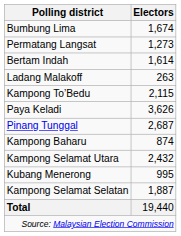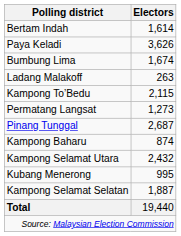rows swapped: (41, 28) <-> (37, 61)
rows swapped: (34, 110) <-> (51, 45)
